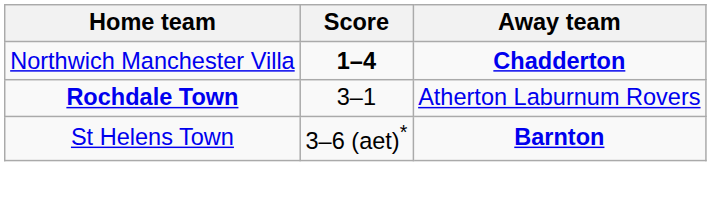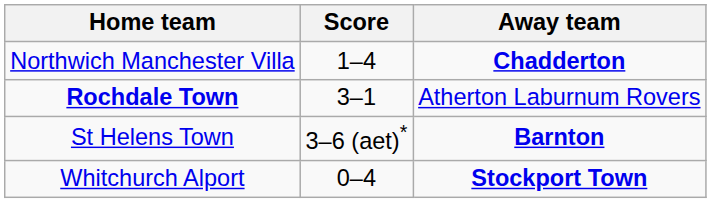(356, 60) bold -> (356, 60) normal
+ row: (152, 178)
